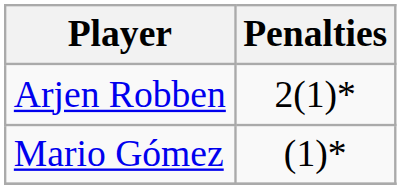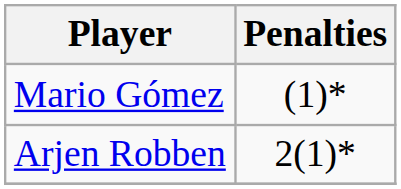rows swapped: (120, 93) <-> (119, 153)
